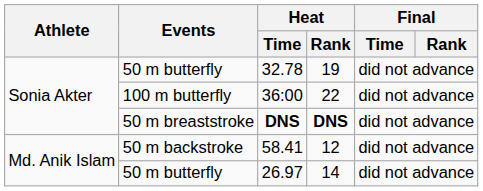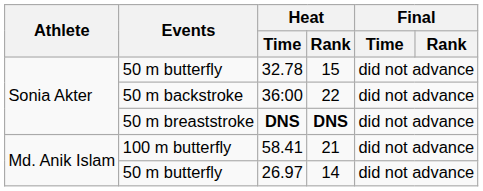(331, 70) 19 -> (331, 70) 15
(177, 96) 100 m butterfly -> (183, 96) 50 m backstroke
(183, 148) 50 m backstroke -> (177, 148) 100 m butterfly
(331, 148) 12 -> (331, 148) 21
